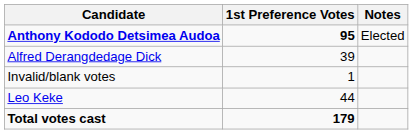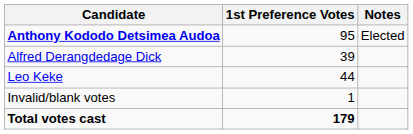(347, 35) bold -> (347, 35) normal
rows swapped: (35, 98) <-> (61, 77)
